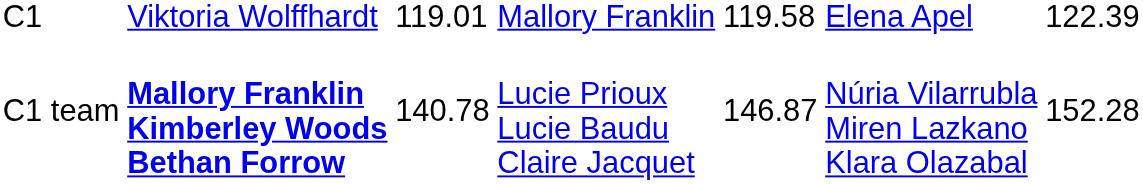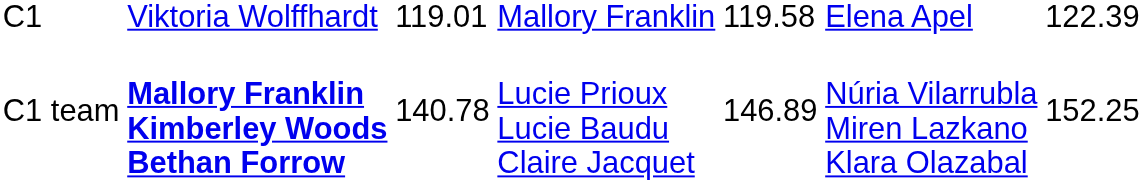(770, 111) 146.87 -> (770, 111) 146.89
(1092, 111) 152.28 -> (1092, 111) 152.25
